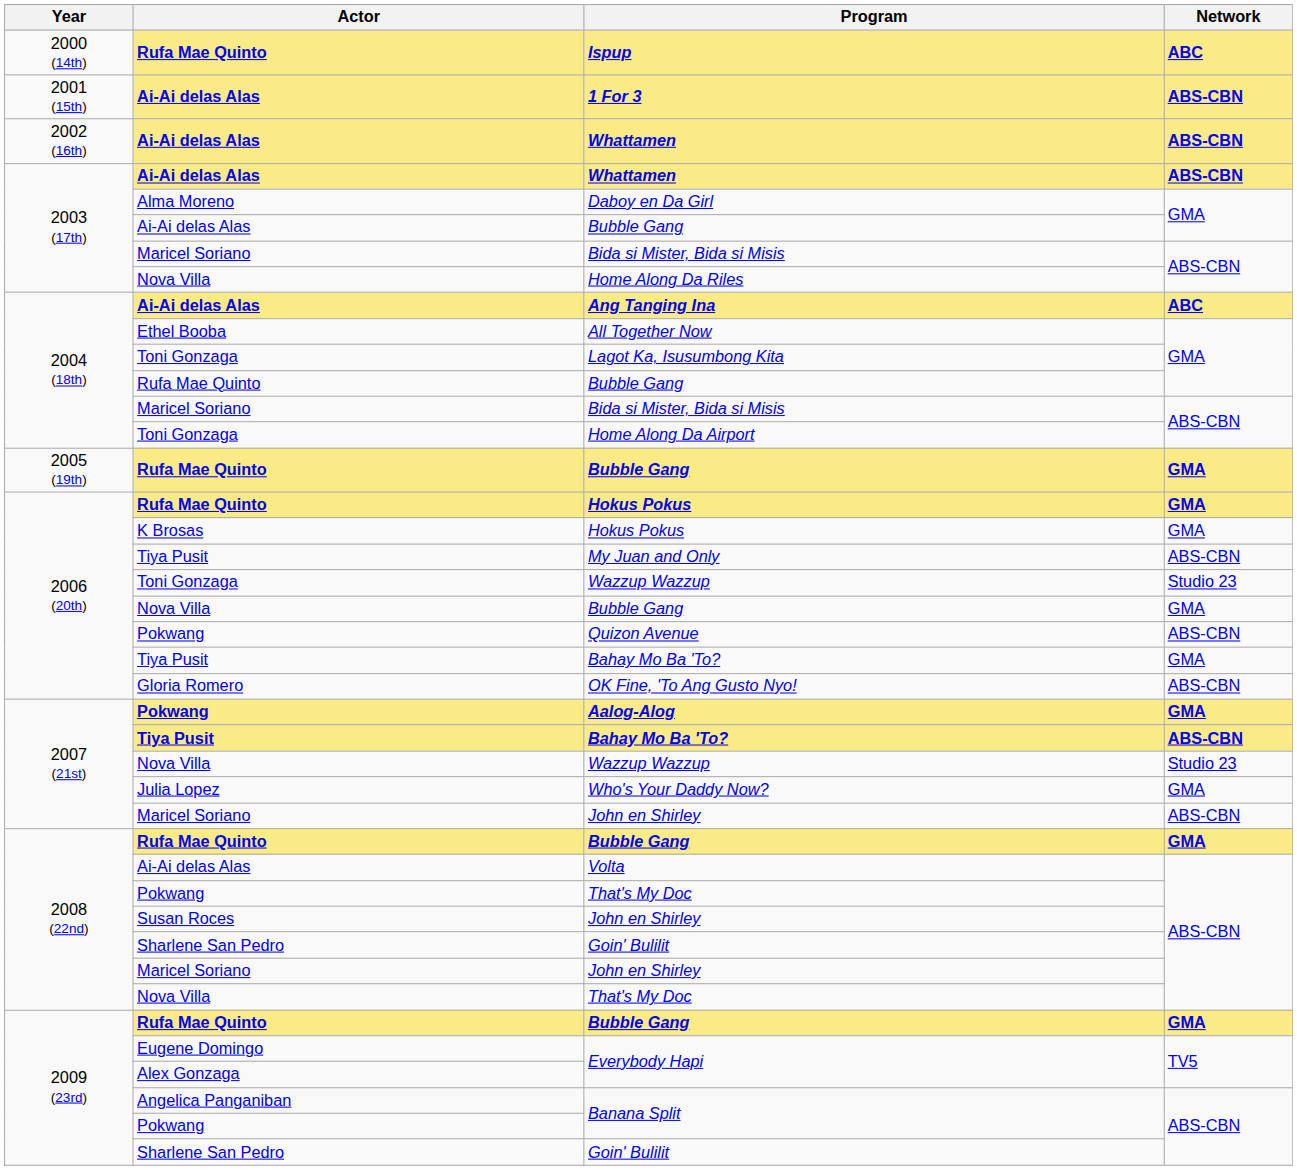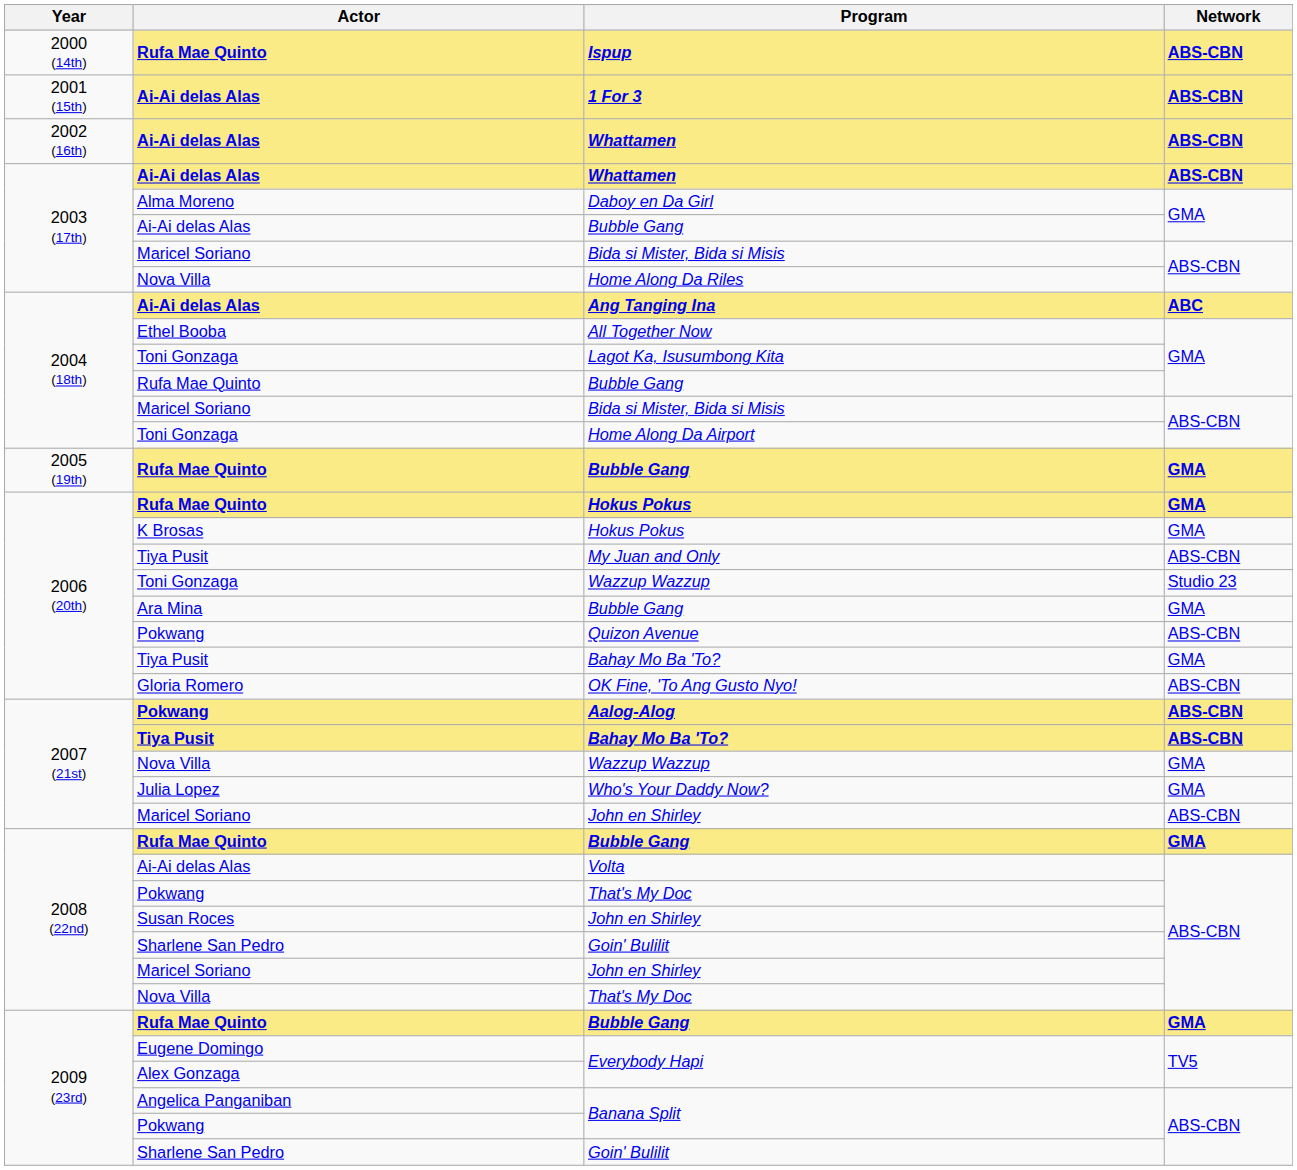(1185, 52) ABC -> (1205, 52) ABS-CBN
(174, 608) Nova Villa -> (170, 608) Ara Mina
(1187, 712) GMA -> (1205, 712) ABS-CBN
(1202, 763) Studio 23 -> (1186, 763) GMA
